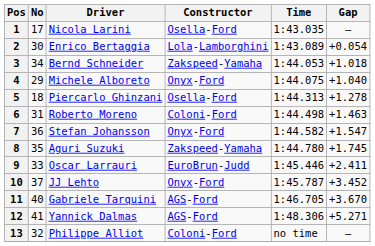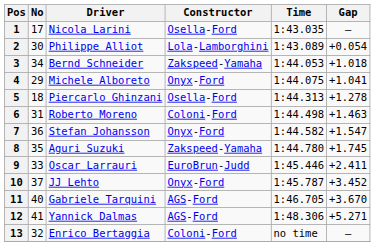(99, 47) Enrico Bertaggia -> (96, 47) Philippe Alliot
(348, 81) +1.040 -> (348, 81) +1.041
(96, 234) Philippe Alliot -> (99, 234) Enrico Bertaggia
